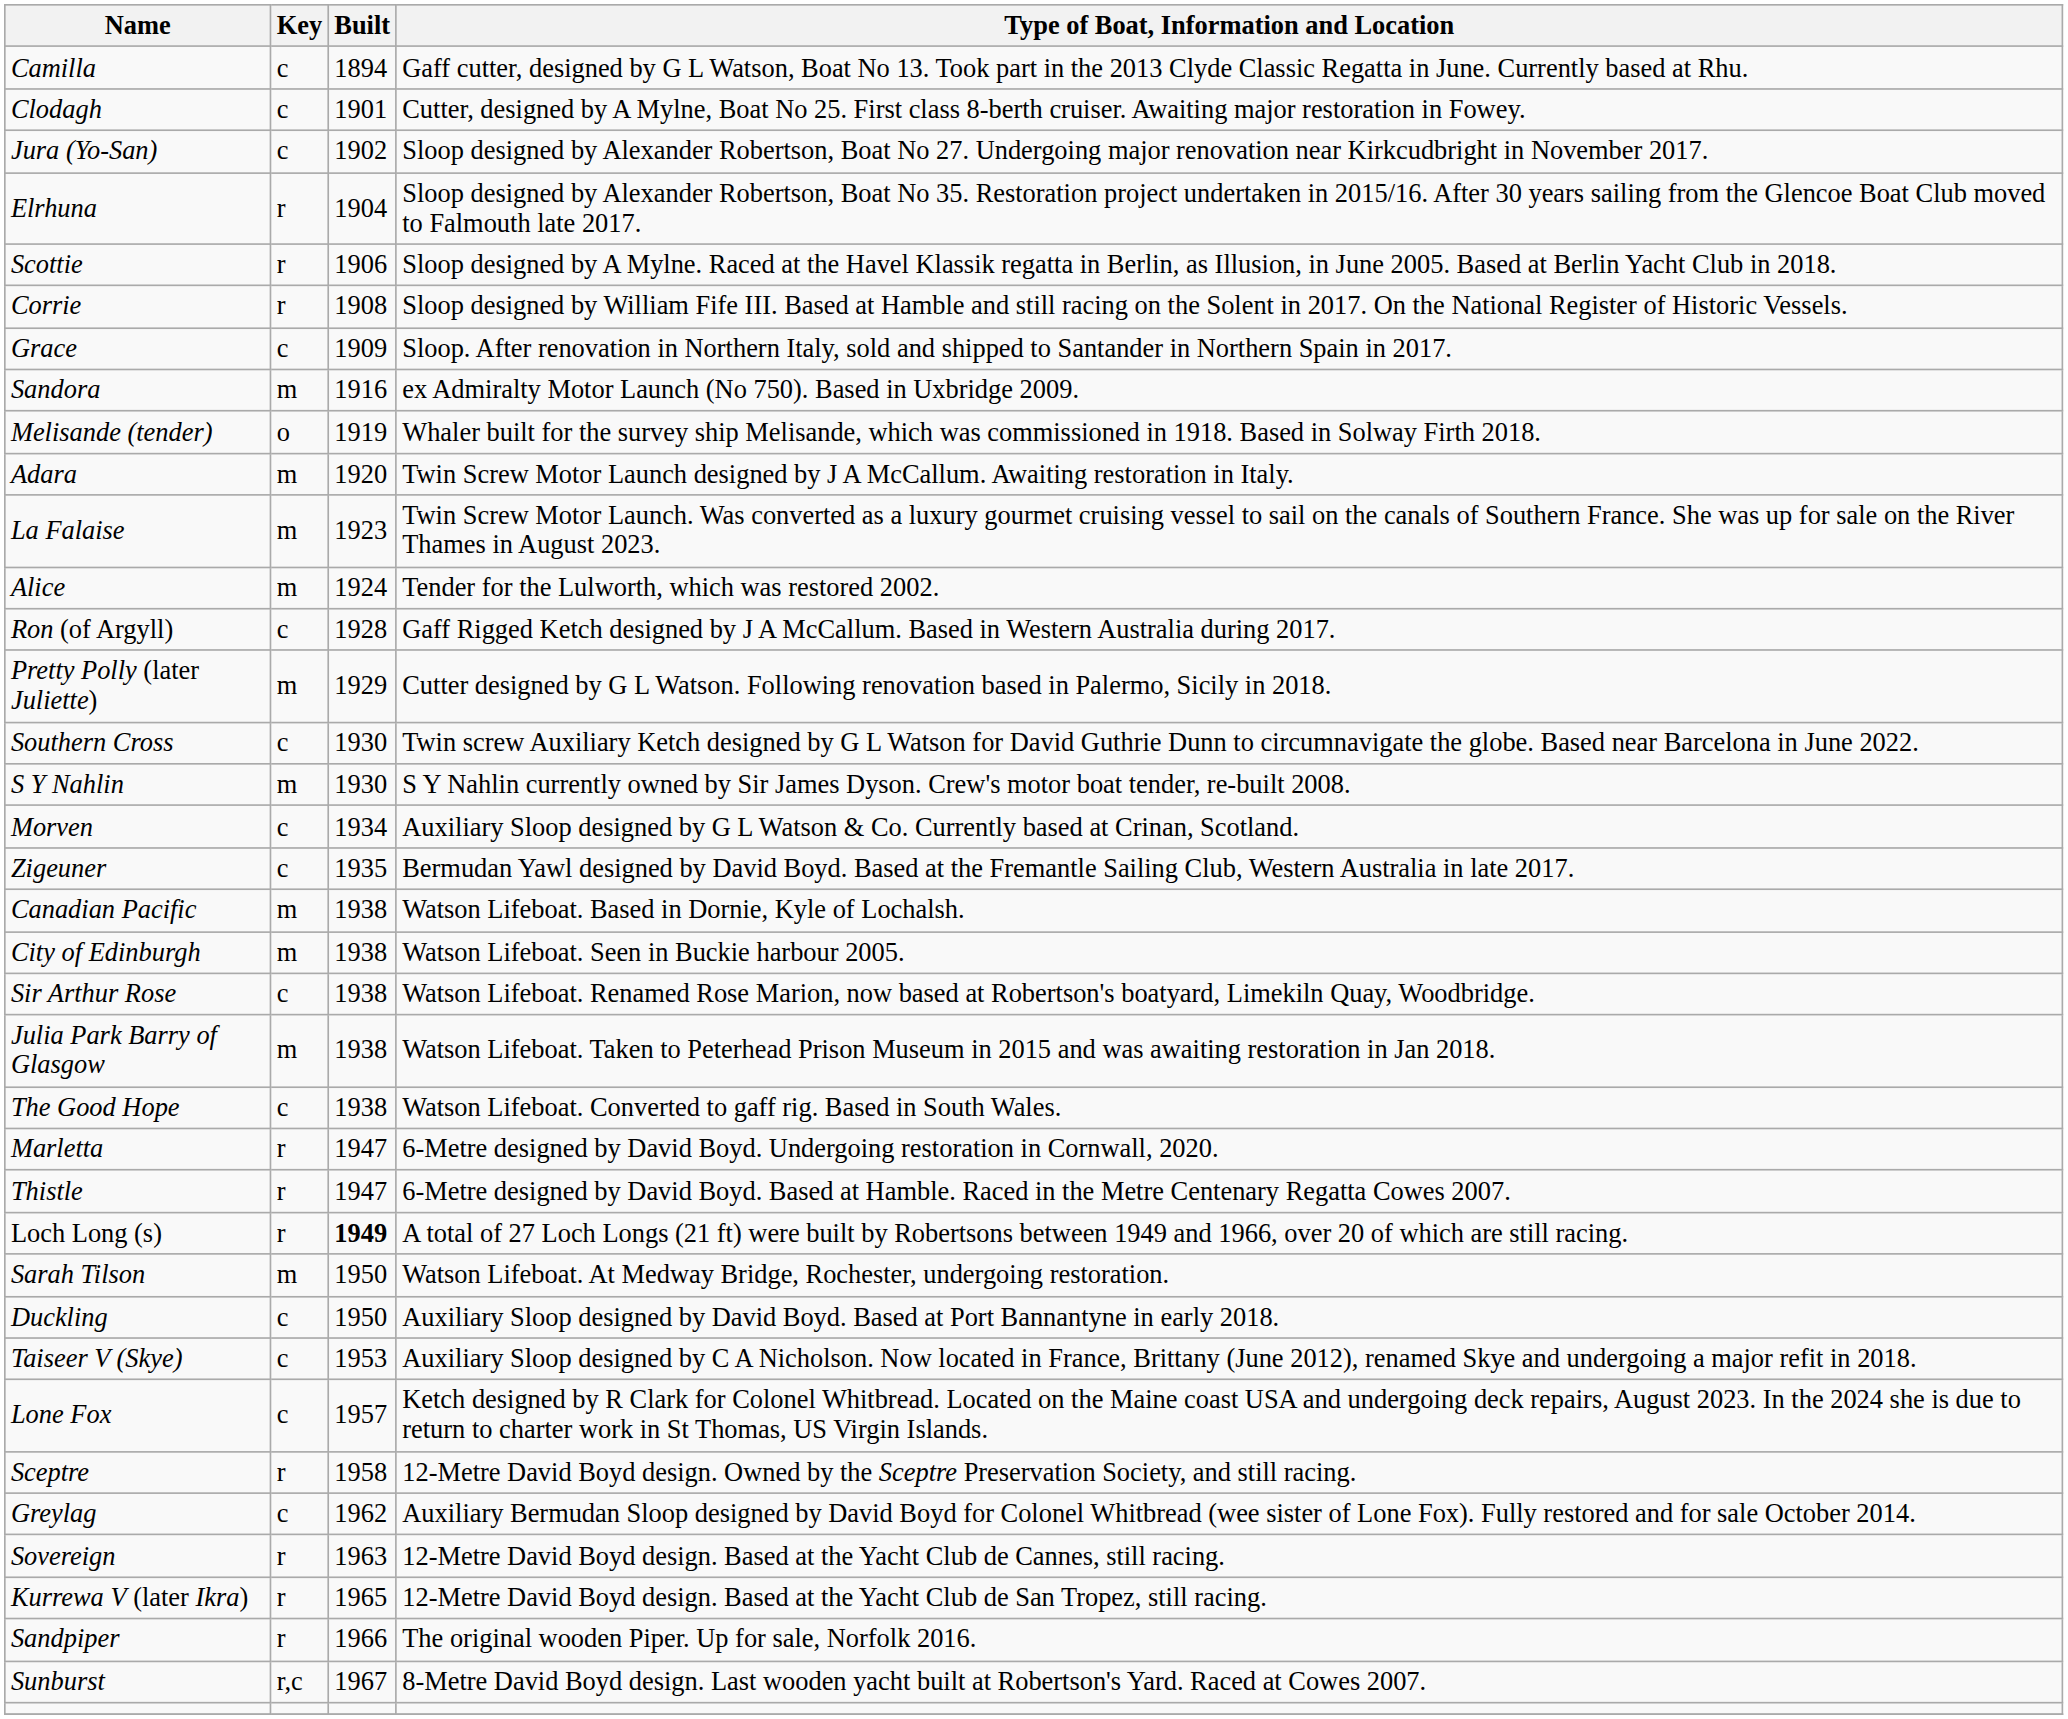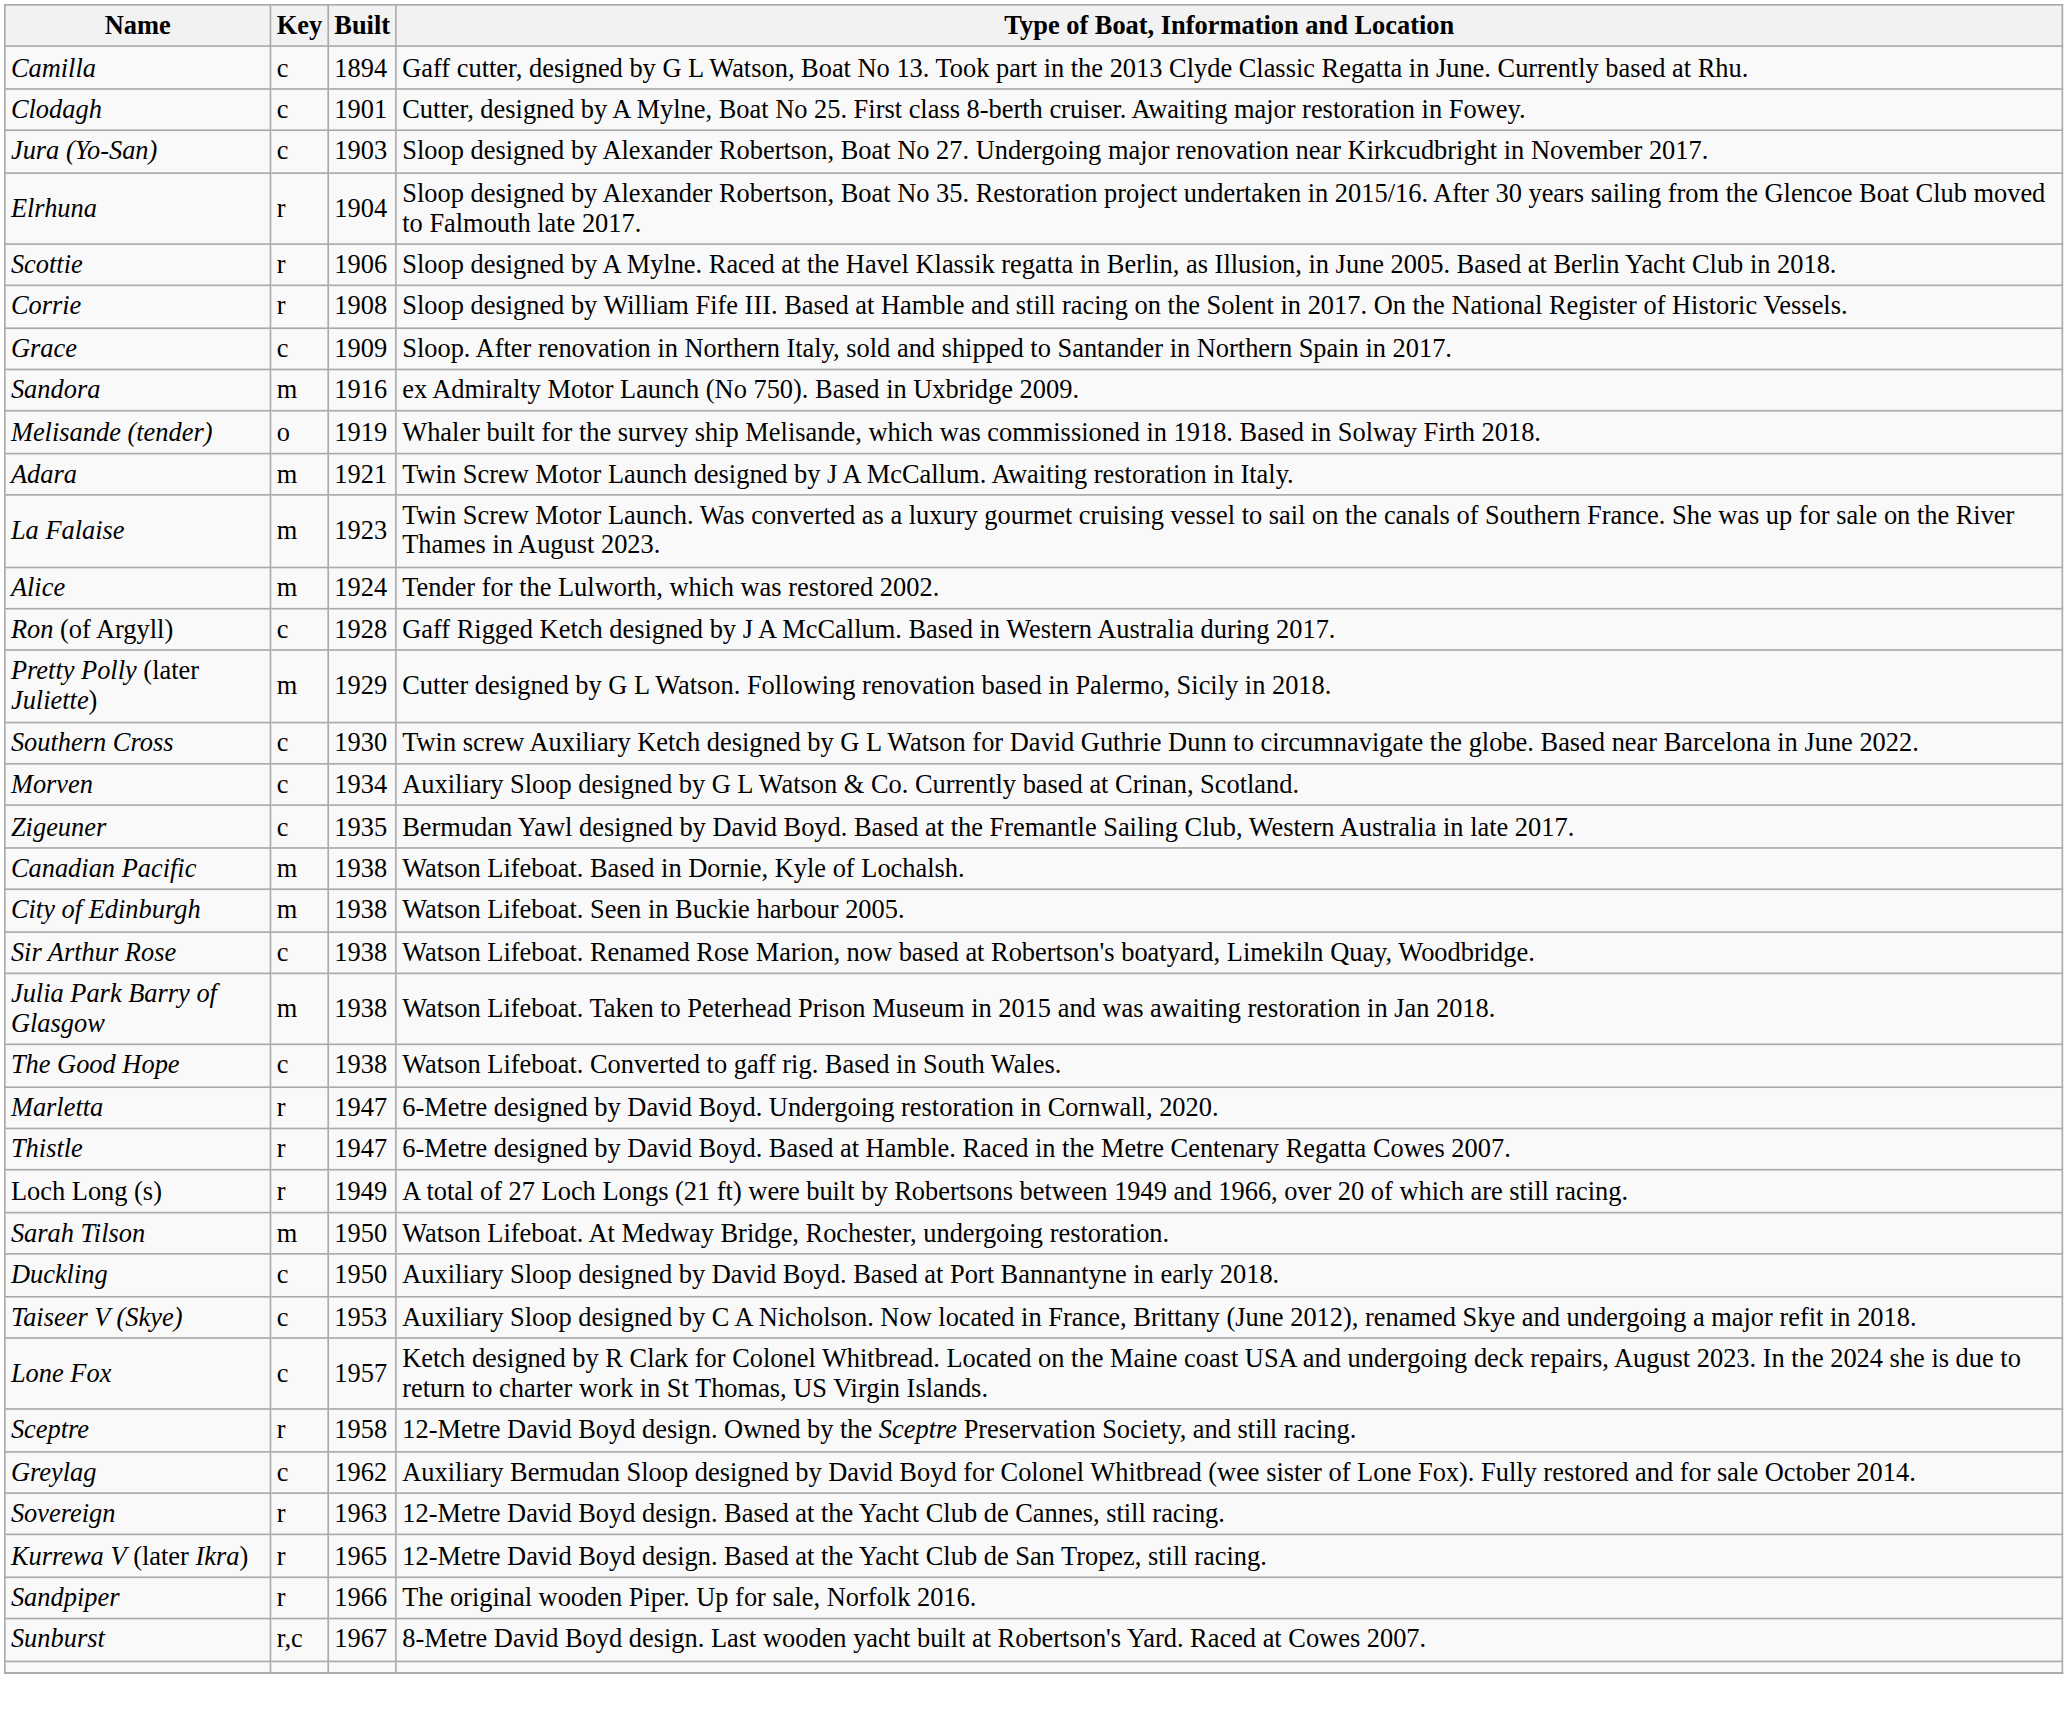(361, 151) 1902 -> (361, 151) 1903
(361, 473) 1920 -> (361, 473) 1921
- row: (67, 784)
(361, 1232) bold -> (361, 1190) normal
